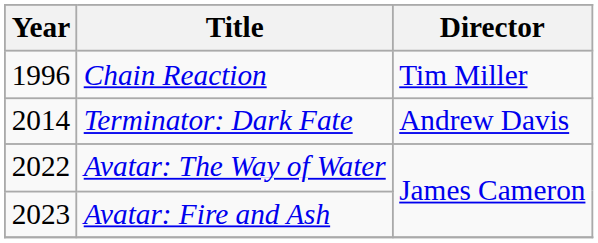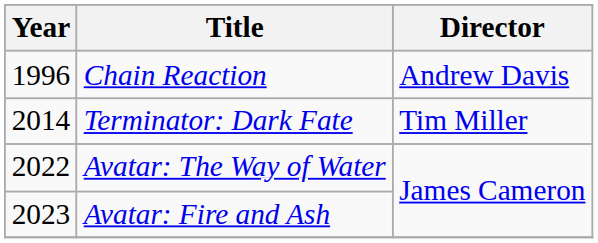(463, 74) Tim Miller -> (484, 74) Andrew Davis
(484, 120) Andrew Davis -> (463, 120) Tim Miller
